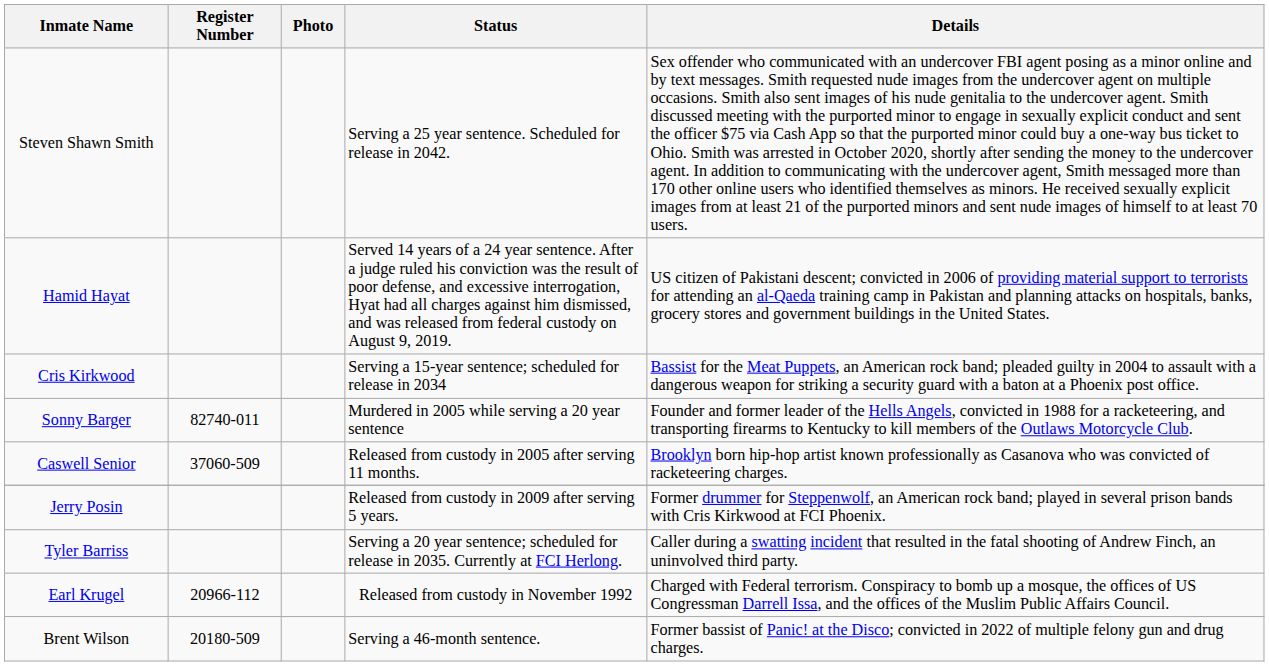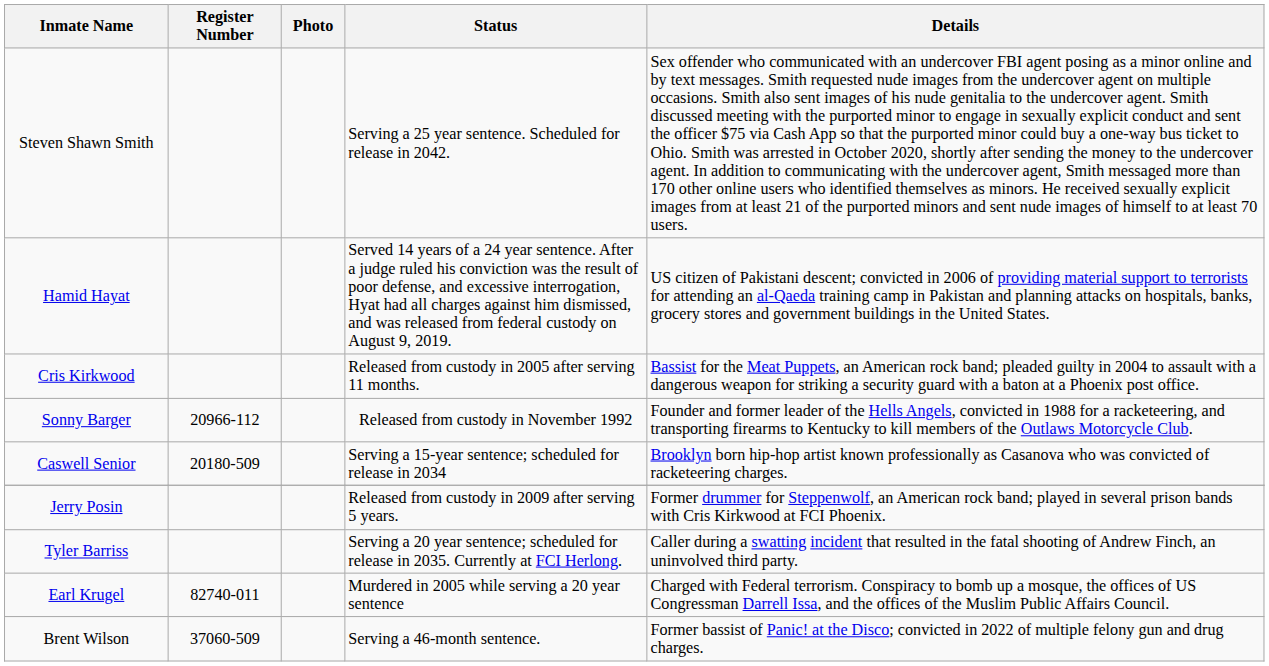(484, 375) Serving a 15-year sentence; scheduled for release in 2034 -> (491, 375) Released from custody in 2005 after serving 11 months.
(225, 419) 82740-011 -> (225, 419) 20966-112
(484, 419) Murdered in 2005 while serving a 20 year sentence -> (496, 419) Released from custody in November 1992
(225, 463) 37060-509 -> (225, 463) 20180-509
(491, 463) Released from custody in 2005 after serving 11 months. -> (484, 463) Serving a 15-year sentence; scheduled for release in 2034
(225, 595) 20966-112 -> (225, 595) 82740-011
(496, 595) Released from custody in November 1992 -> (484, 595) Murdered in 2005 while serving a 20 year sentence
(225, 638) 20180-509 -> (225, 638) 37060-509
